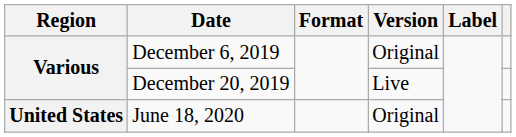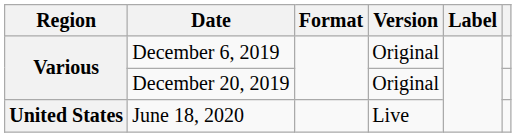(391, 83) Live -> (406, 83) Original
(406, 115) Original -> (391, 115) Live
